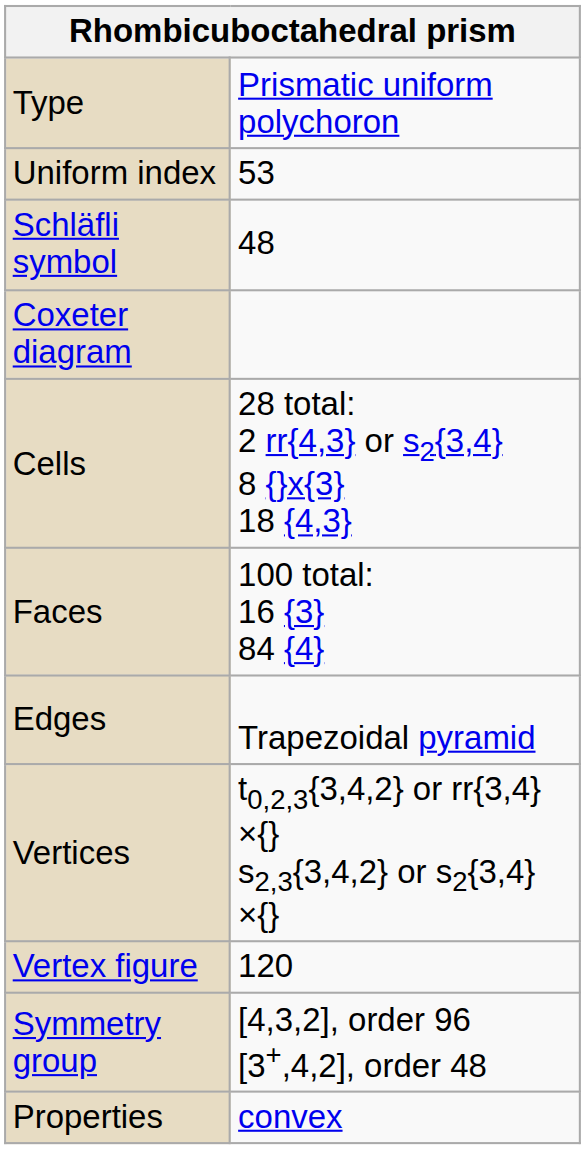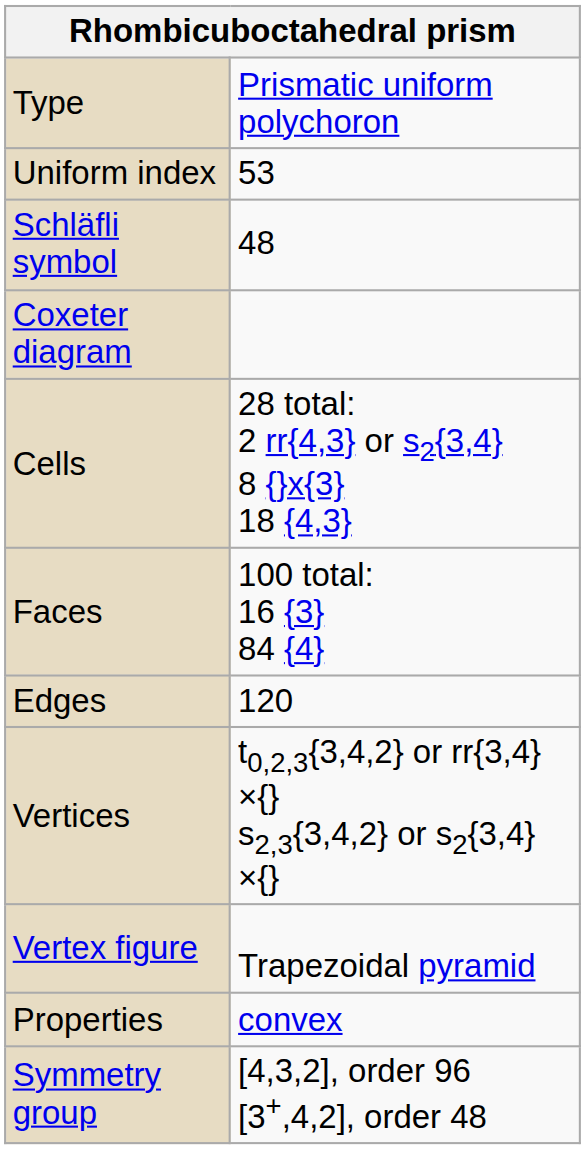(387, 737) Trapezoidal pyramid -> (266, 700) 120
(266, 966) 120 -> (387, 966) Trapezoidal pyramid
rows swapped: (87, 1041) <-> (88, 1117)
